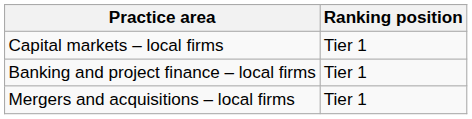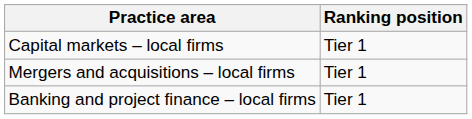rows swapped: (162, 72) <-> (152, 99)
